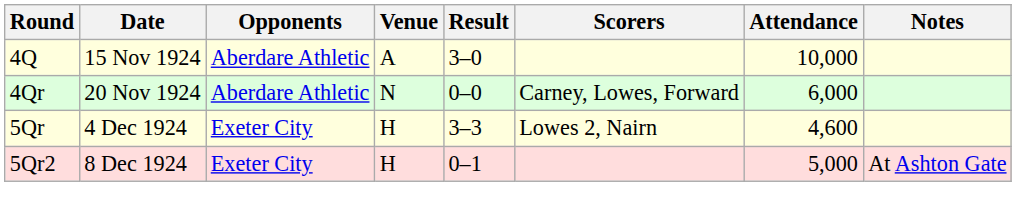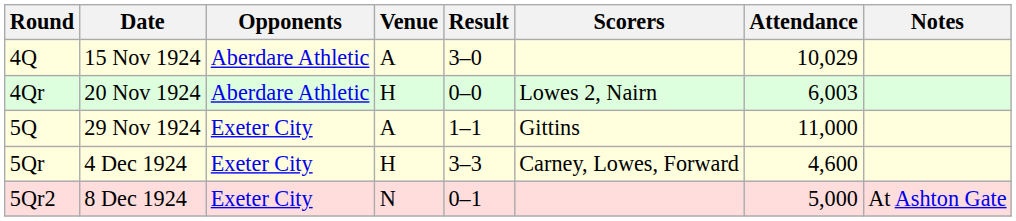(827, 57) 10,000 -> (827, 57) 10,029
(388, 92) N -> (388, 92) H
(629, 92) Carney, Lowes, Forward -> (588, 92) Lowes 2, Nairn
(833, 92) 6,000 -> (833, 92) 6,003
+ row: (23, 127)
(588, 127) Lowes 2, Nairn -> (629, 163) Carney, Lowes, Forward
(388, 163) H -> (388, 198) N
